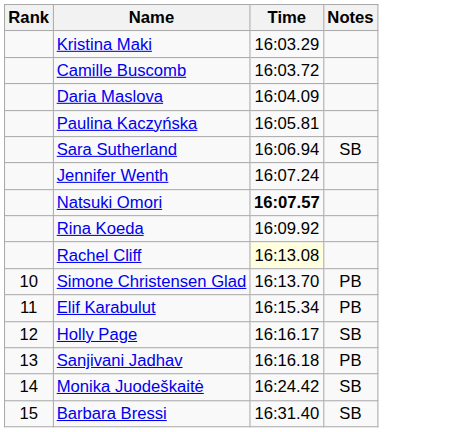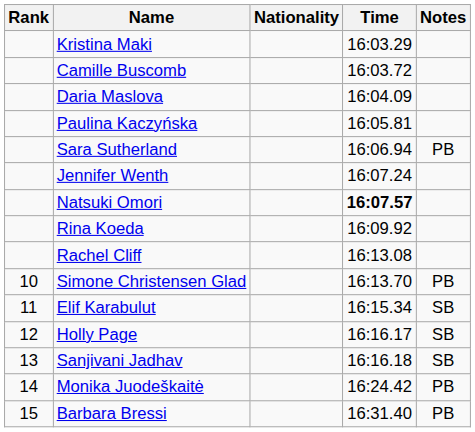+ column: (297, 17)
(350, 149) SB -> (443, 149) PB
(287, 255) lightyellow background -> (380, 255) no background
(350, 307) PB -> (443, 307) SB
(350, 360) PB -> (443, 360) SB
(350, 387) SB -> (443, 387) PB
(350, 413) SB -> (443, 413) PB
